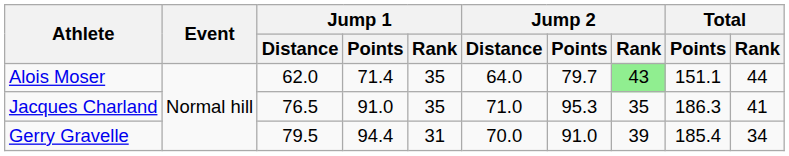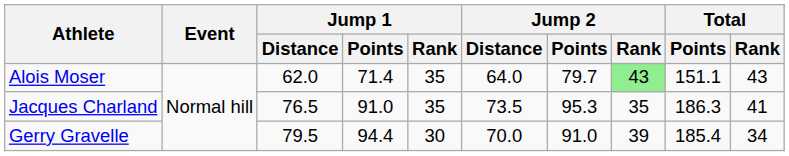(757, 78) 44 -> (757, 78) 43
(504, 107) 71.0 -> (504, 107) 73.5
(435, 136) 31 -> (435, 136) 30
